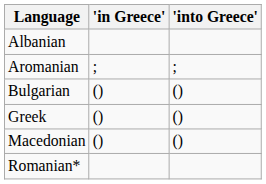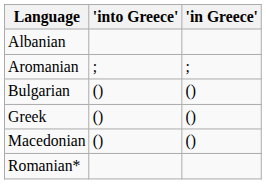columns swapped: (129, 16) <-> (215, 16)
